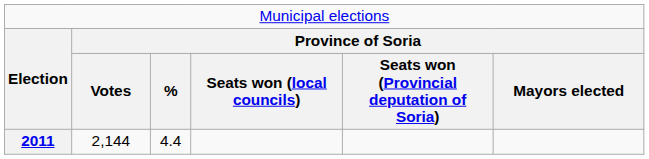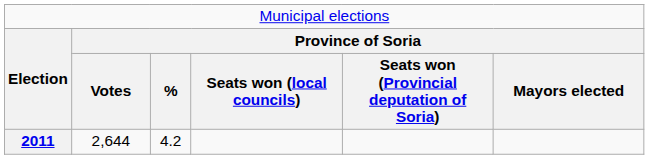(111, 141) 2,144 -> (111, 141) 2,644
(171, 141) 4.4 -> (171, 141) 4.2
